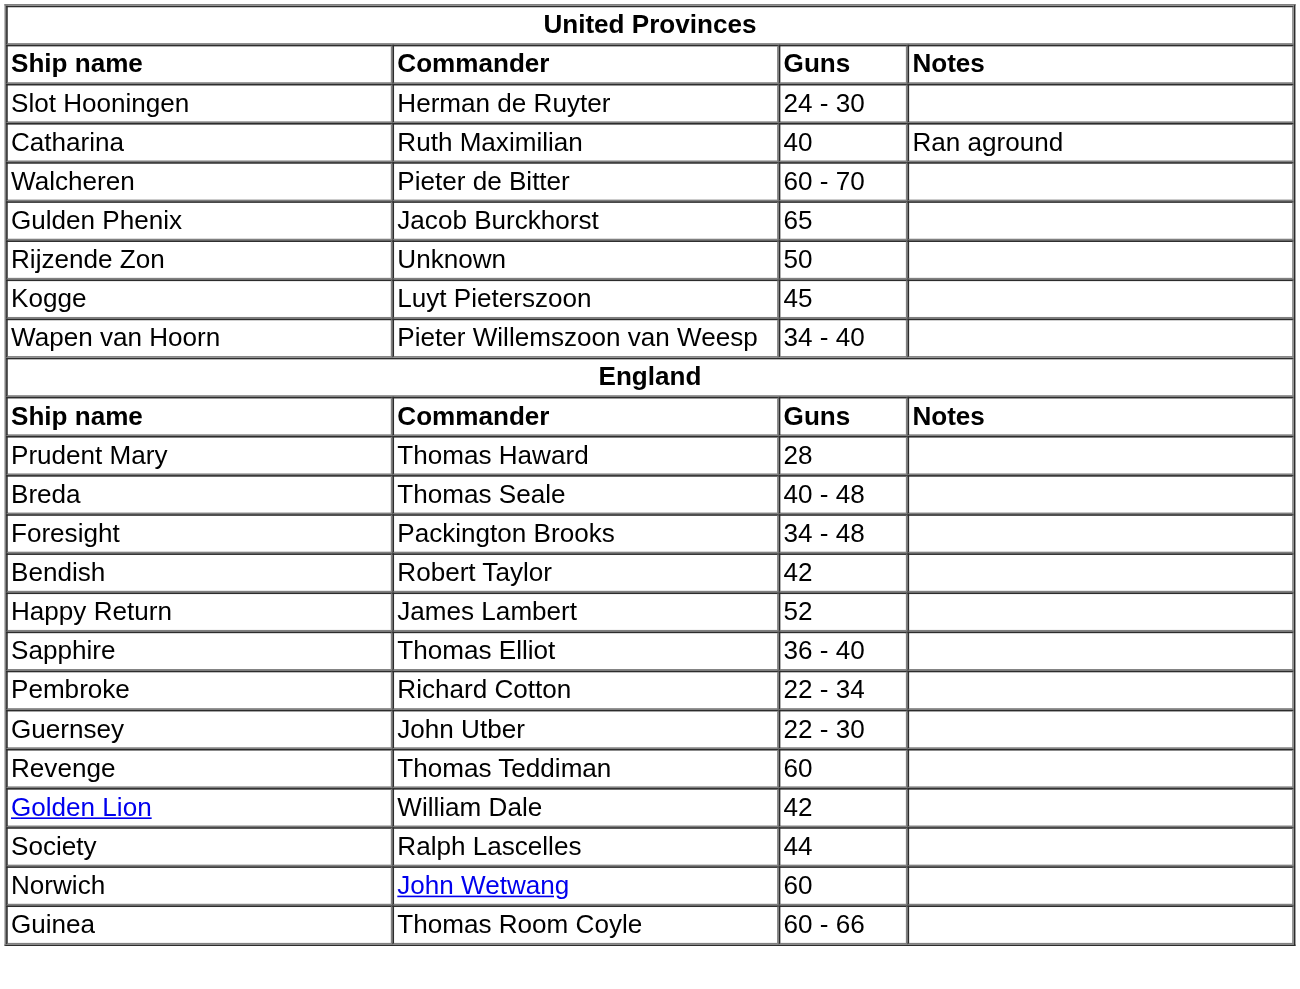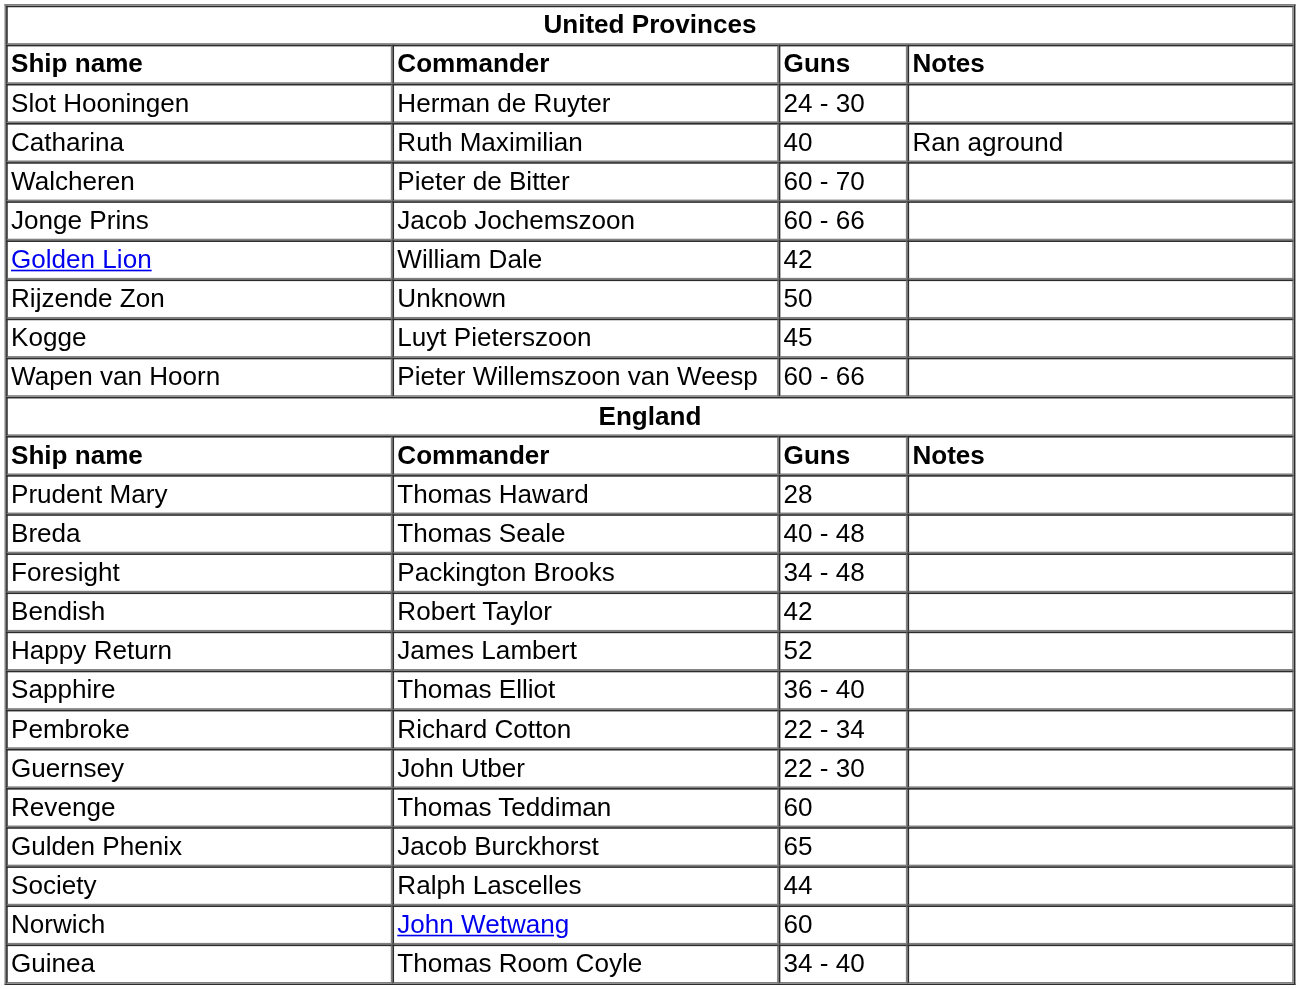+ row: (80, 220)
rows swapped: (97, 220) <-> (81, 807)
(824, 337) 34 - 40 -> (824, 376) 60 - 66
(824, 924) 60 - 66 -> (824, 963) 34 - 40
